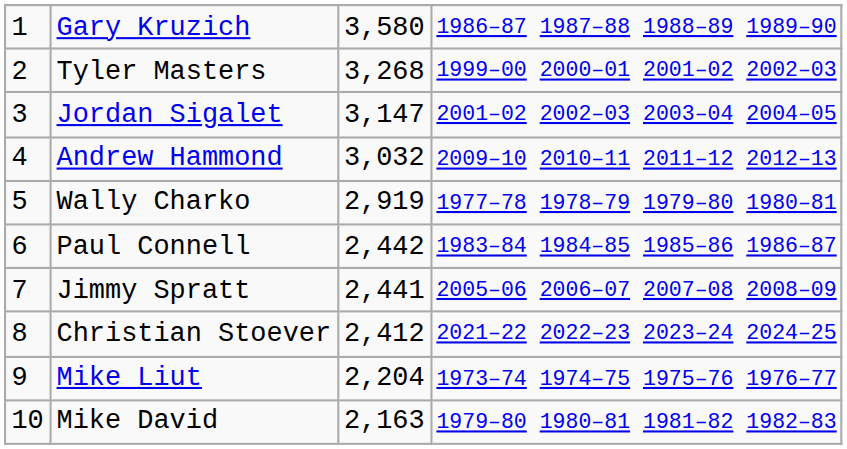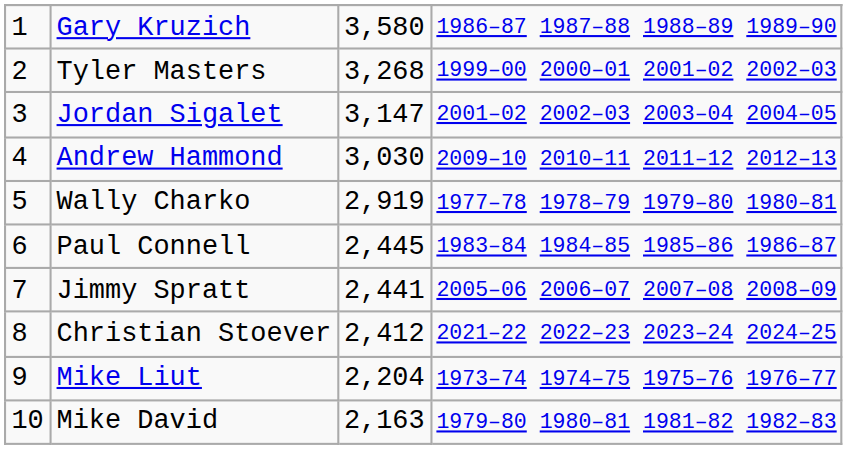(384, 159) 3,032 -> (384, 159) 3,030
(384, 246) 2,442 -> (384, 246) 2,445
